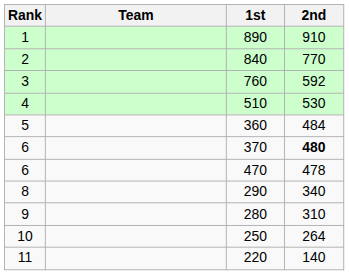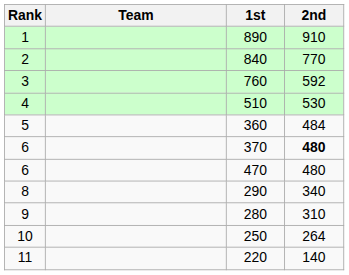(314, 170) 478 -> (314, 170) 480
